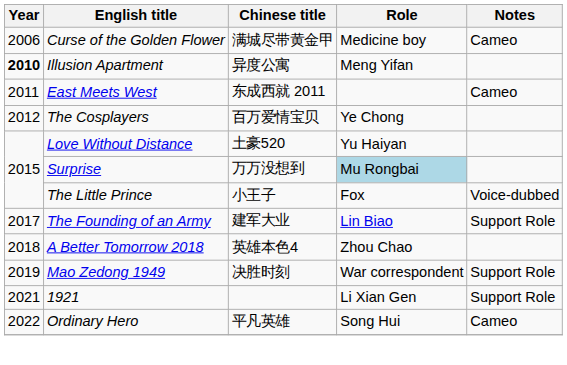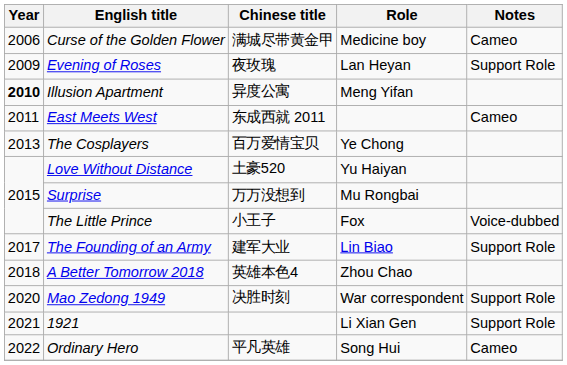+ row: (104, 66)
(24, 117) 2012 -> (24, 143) 2013
(380, 169) lightblue background -> (380, 195) no background
(24, 272) 2019 -> (24, 298) 2020
